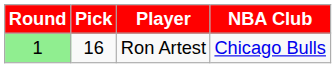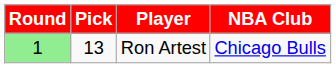(94, 47) 16 -> (94, 47) 13
